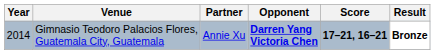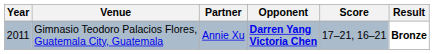(19, 36) 2014 -> (18, 36) 2011
(355, 36) bold -> (354, 36) normal
